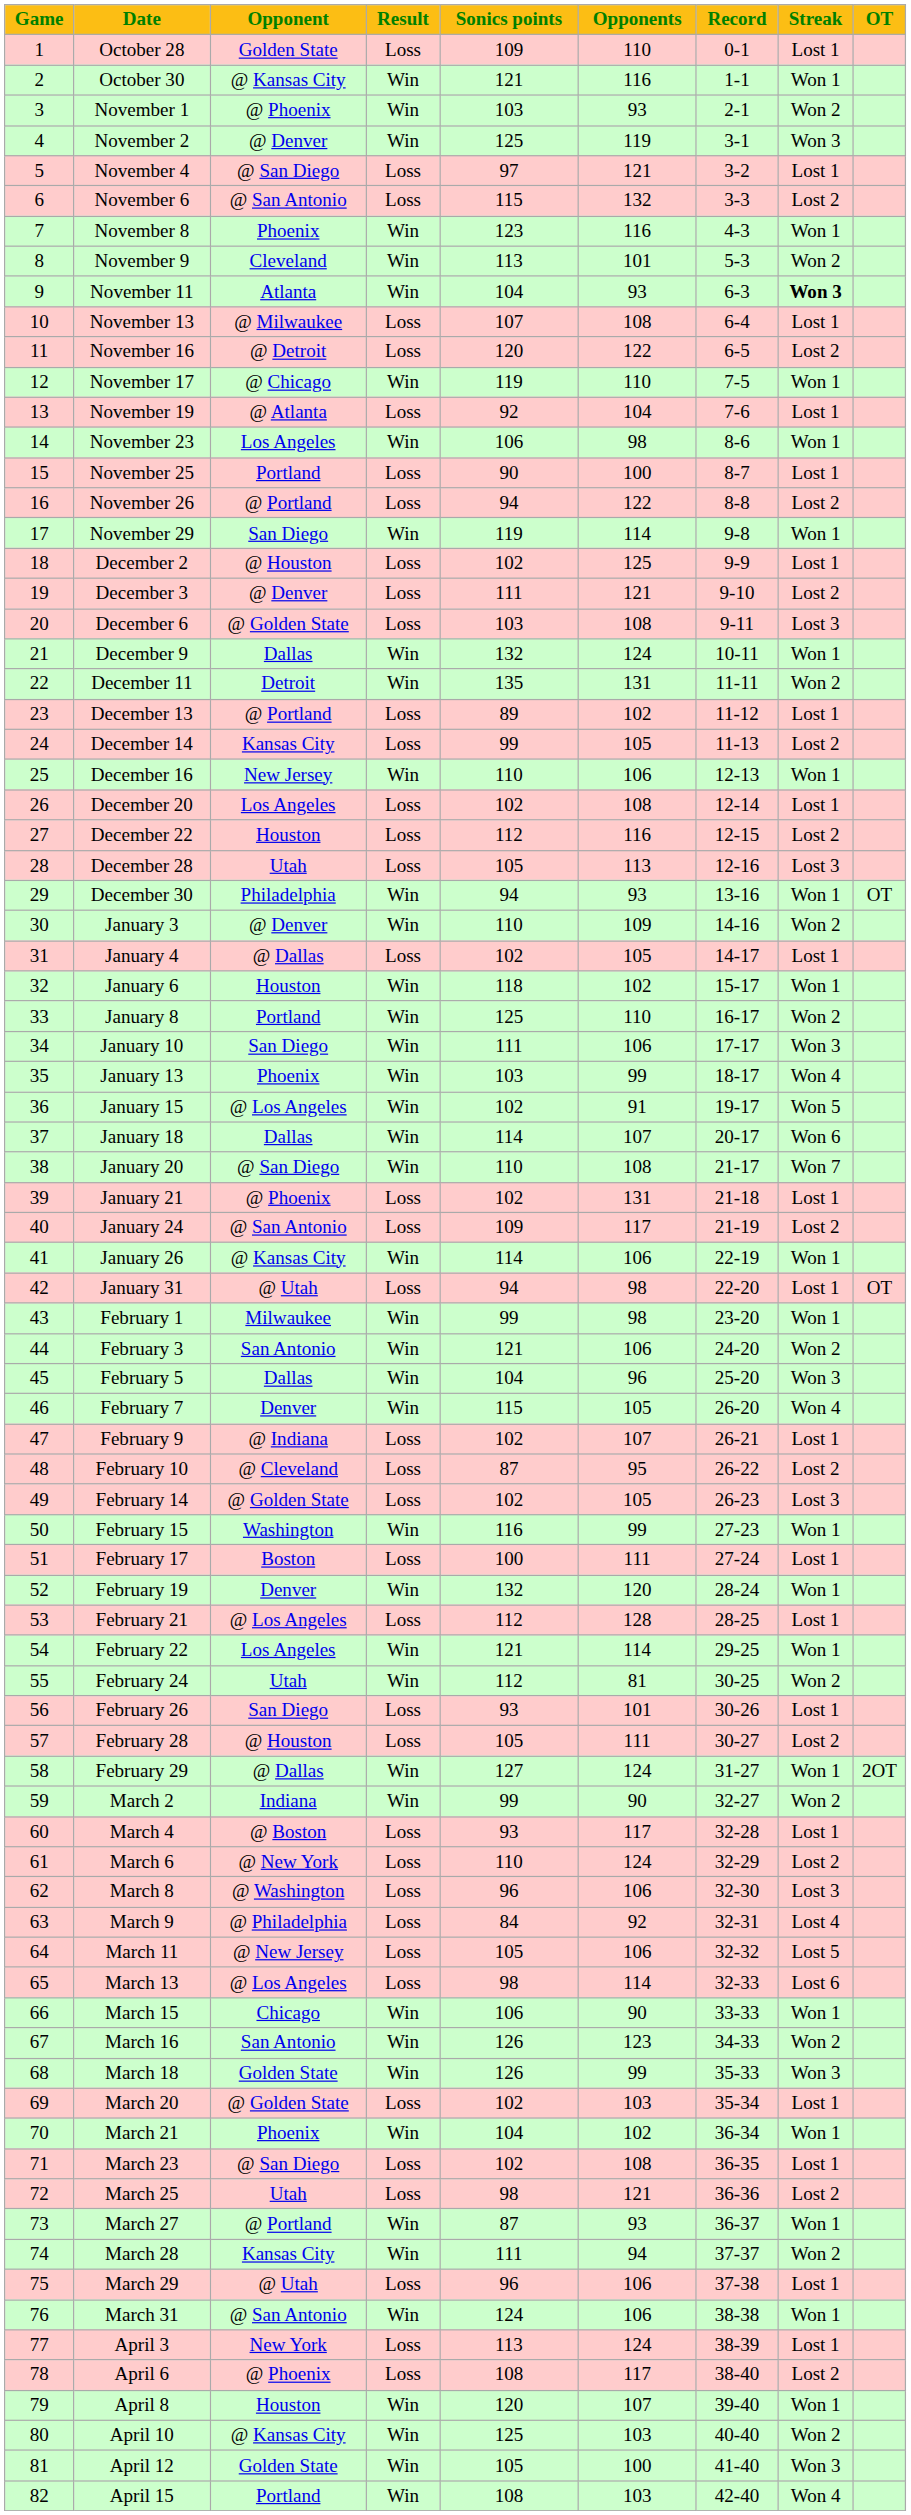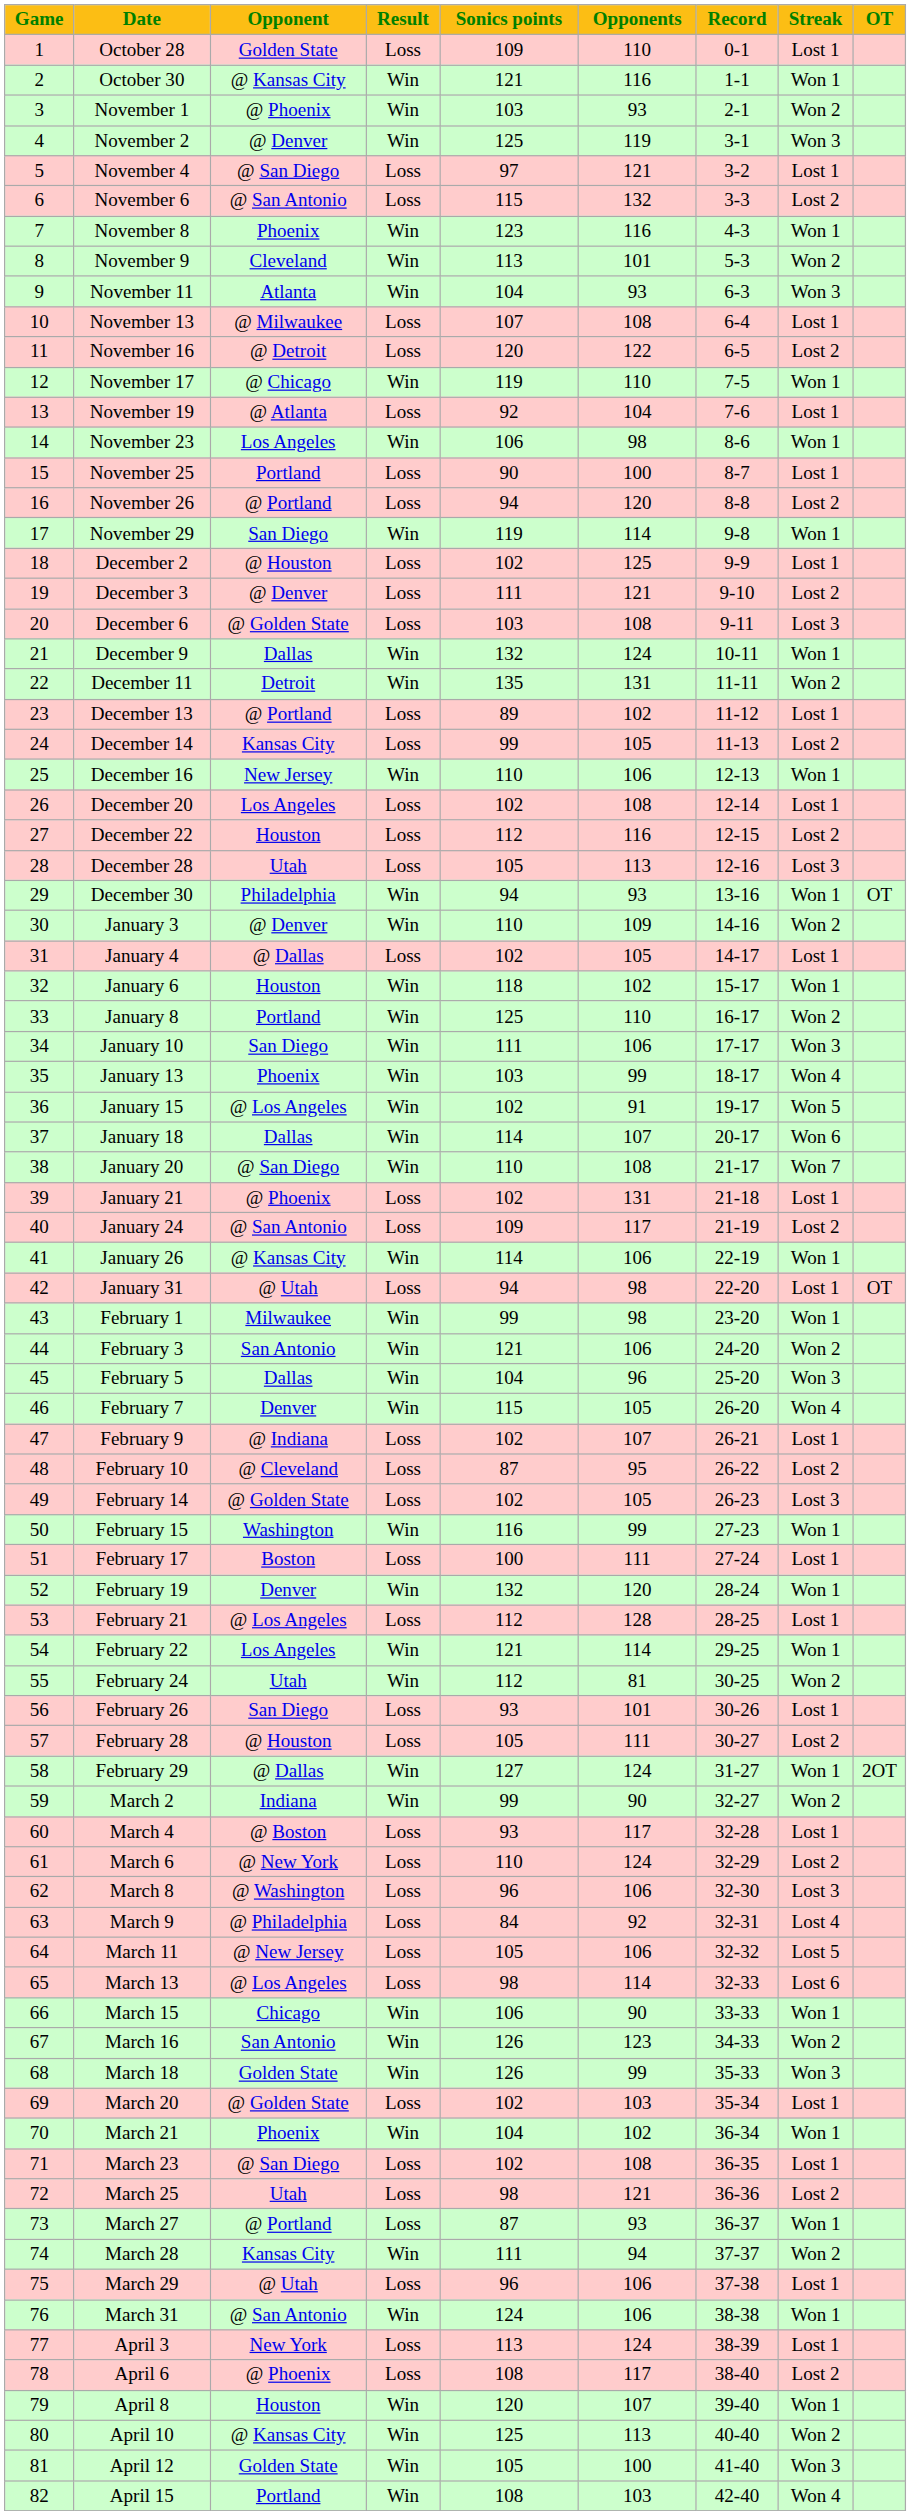(816, 291) bold -> (816, 291) normal
(637, 502) 122 -> (637, 502) 120
(403, 2223) Win -> (403, 2223) Loss
(637, 2435) 103 -> (637, 2435) 113
